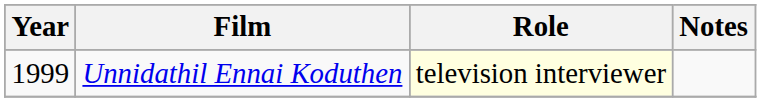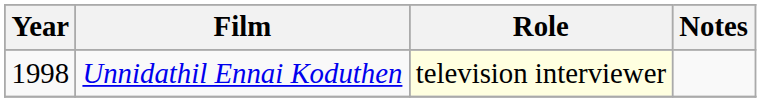(40, 73) 1999 -> (40, 73) 1998
